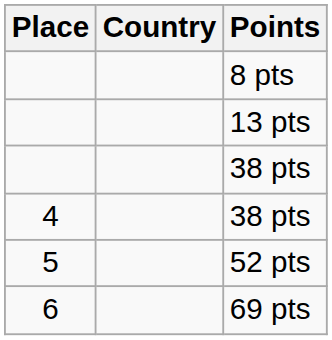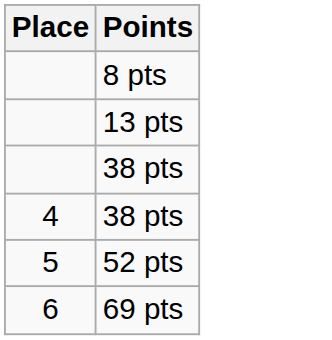- column: (159, 27)
